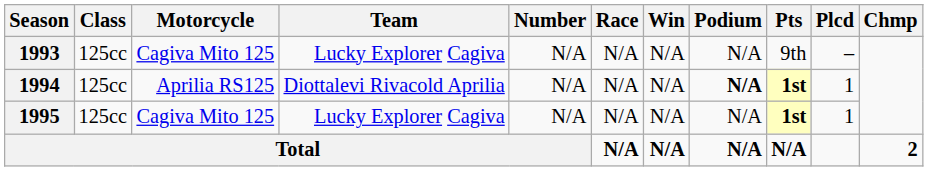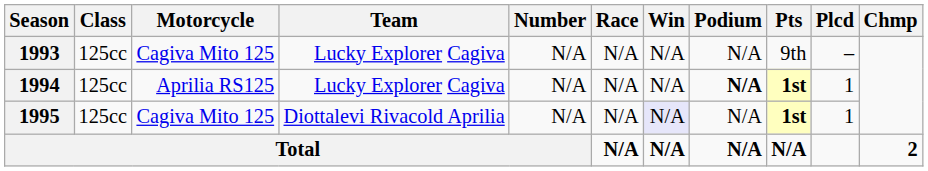(394, 85) Diottalevi Rivacold Aprilia -> (409, 85) Lucky Explorer Cagiva
(409, 117) Lucky Explorer Cagiva -> (394, 117) Diottalevi Rivacold Aprilia
(667, 117) no background -> (667, 117) lavender background
